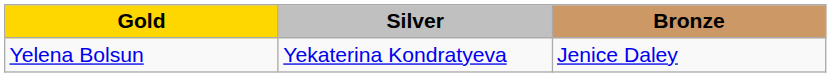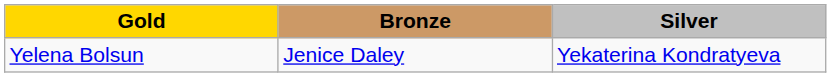columns swapped: (415, 21) <-> (689, 21)
